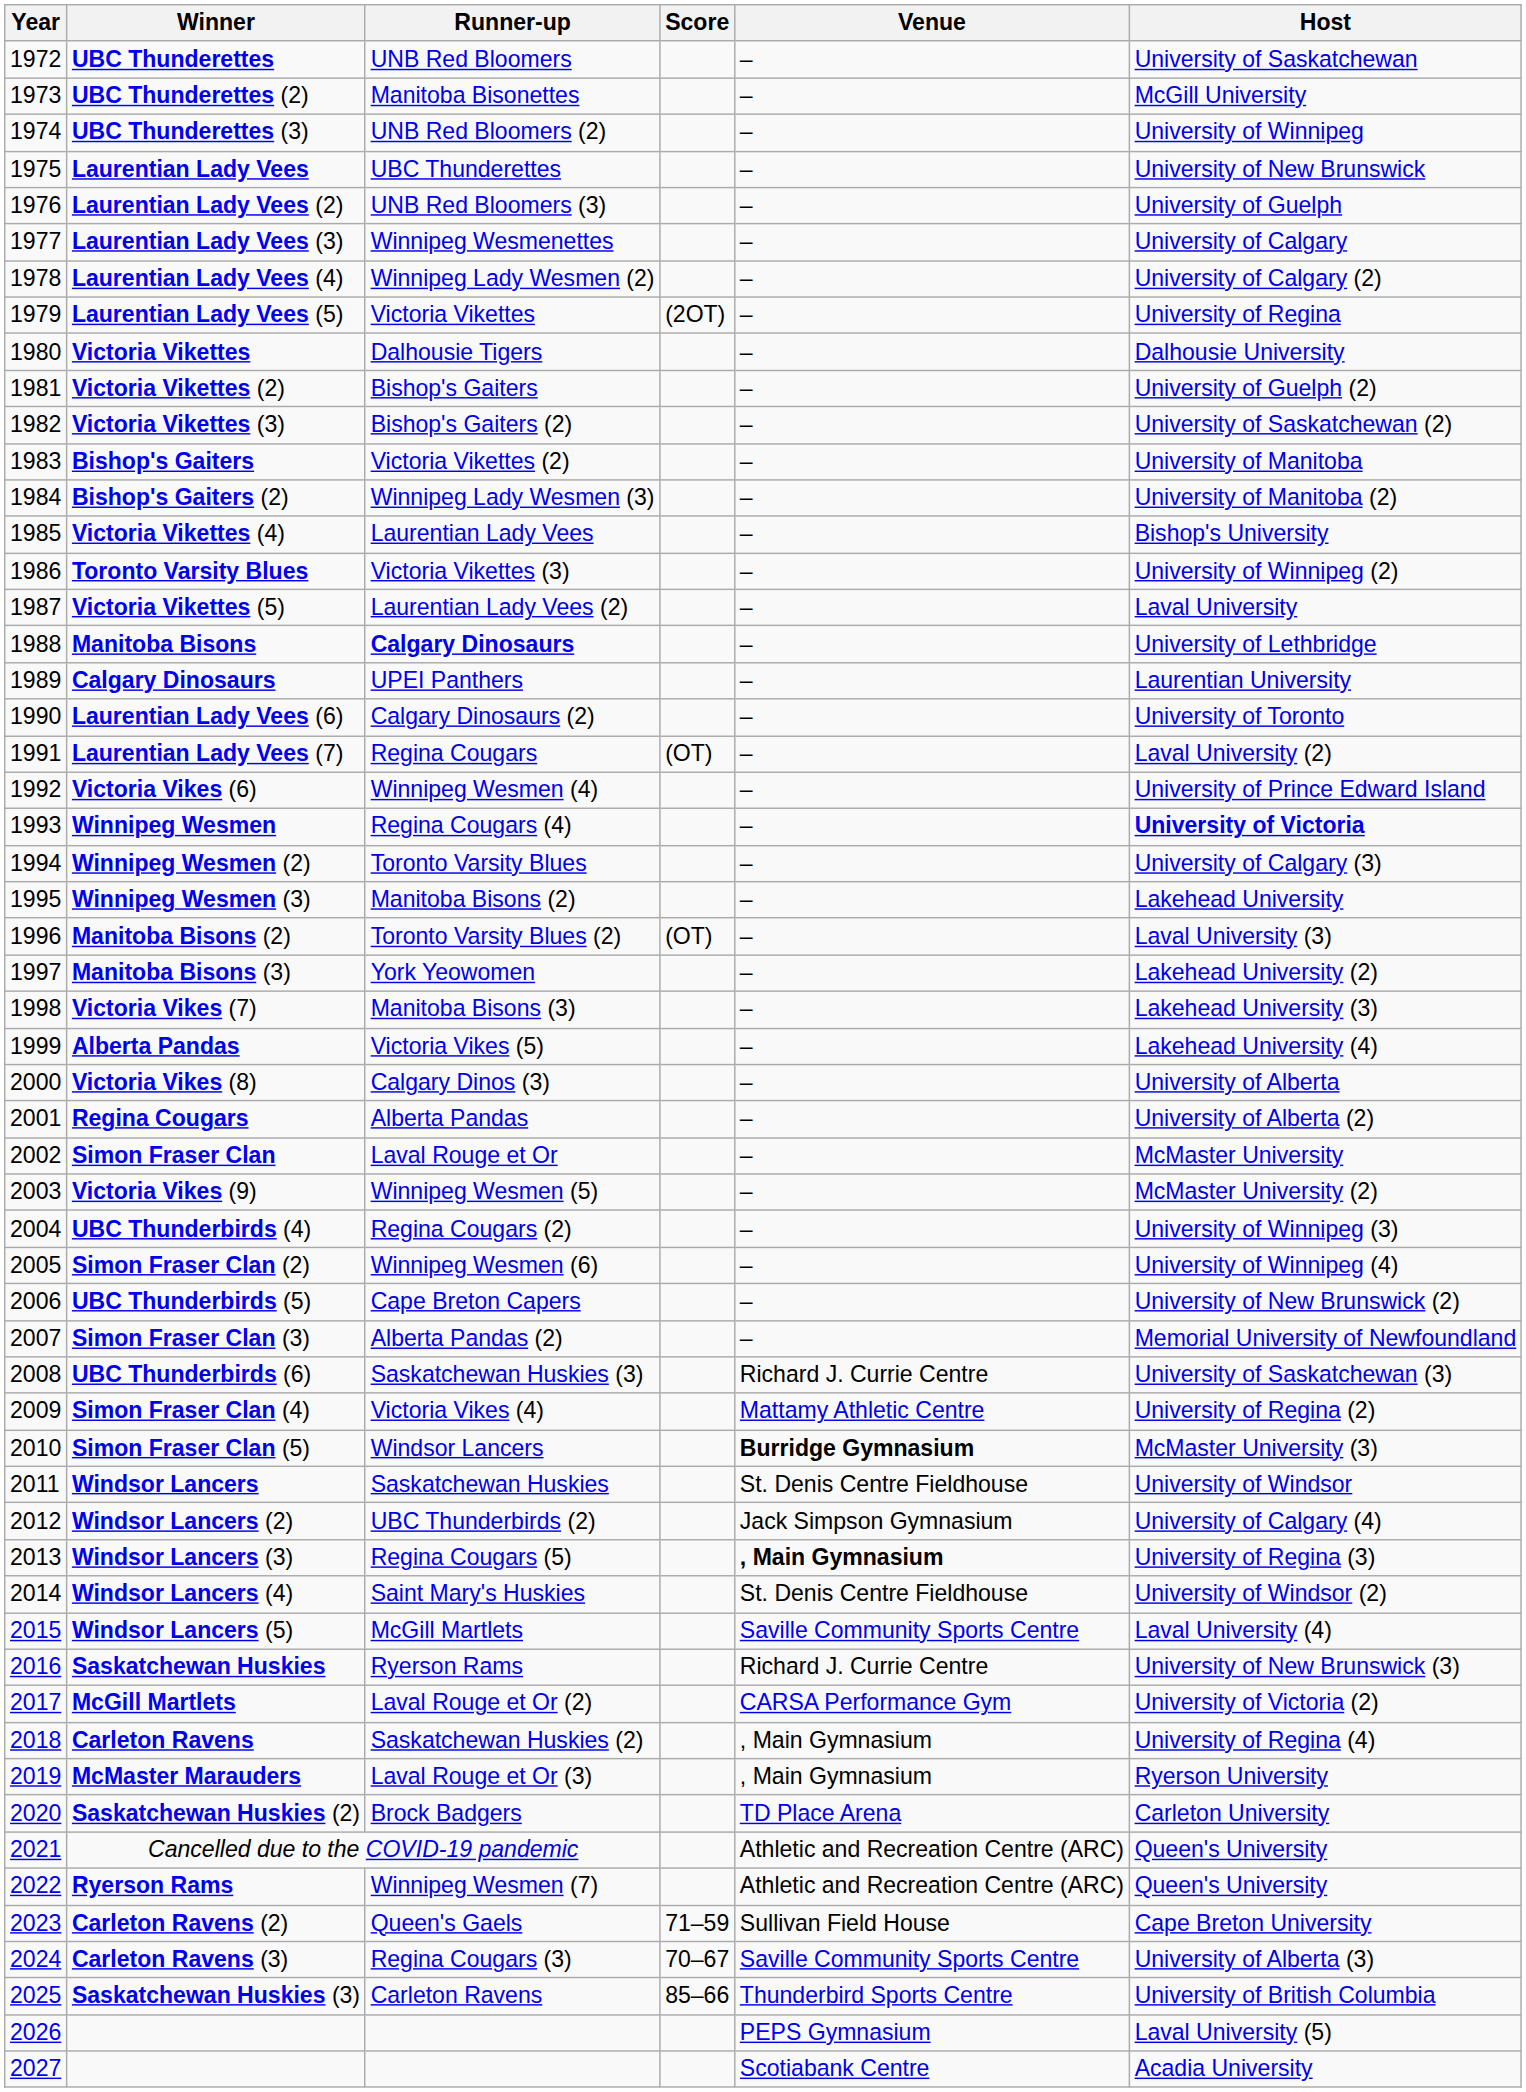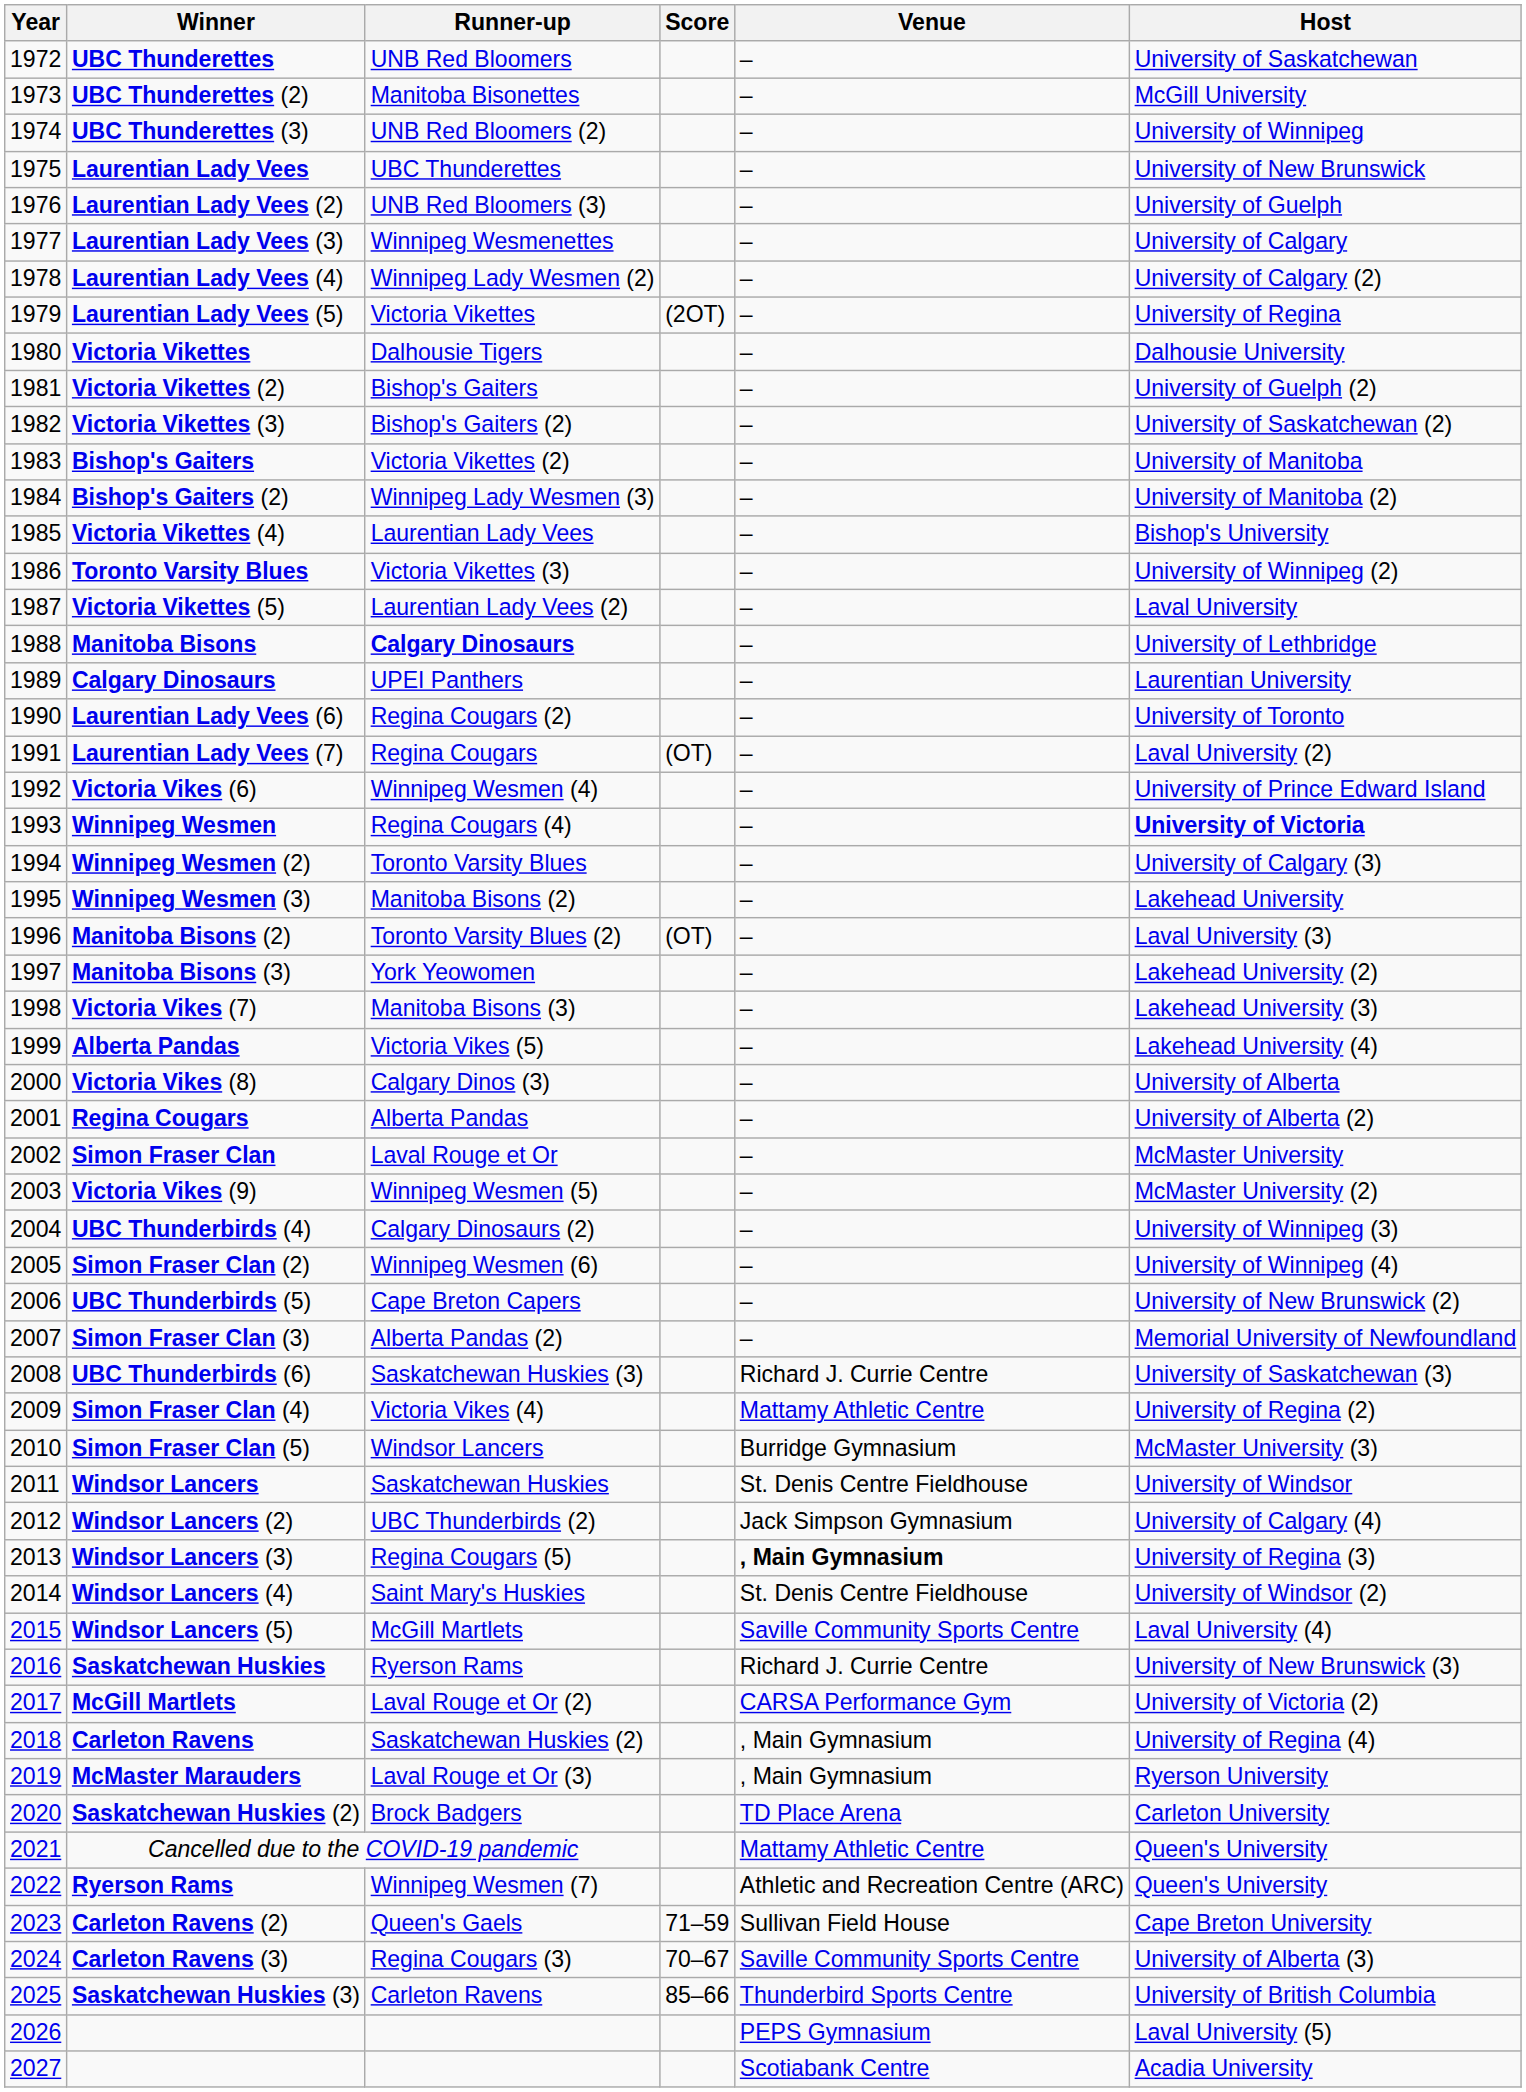(483, 717) Calgary Dinosaurs (2) -> (471, 717) Regina Cougars (2)
(471, 1228) Regina Cougars (2) -> (483, 1228) Calgary Dinosaurs (2)
(857, 1447) bold -> (848, 1447) normal
(932, 1849) Athletic and Recreation Centre (ARC) -> (862, 1849) Mattamy Athletic Centre
